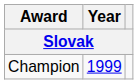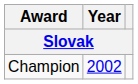(104, 66) 1999 -> (104, 66) 2002
